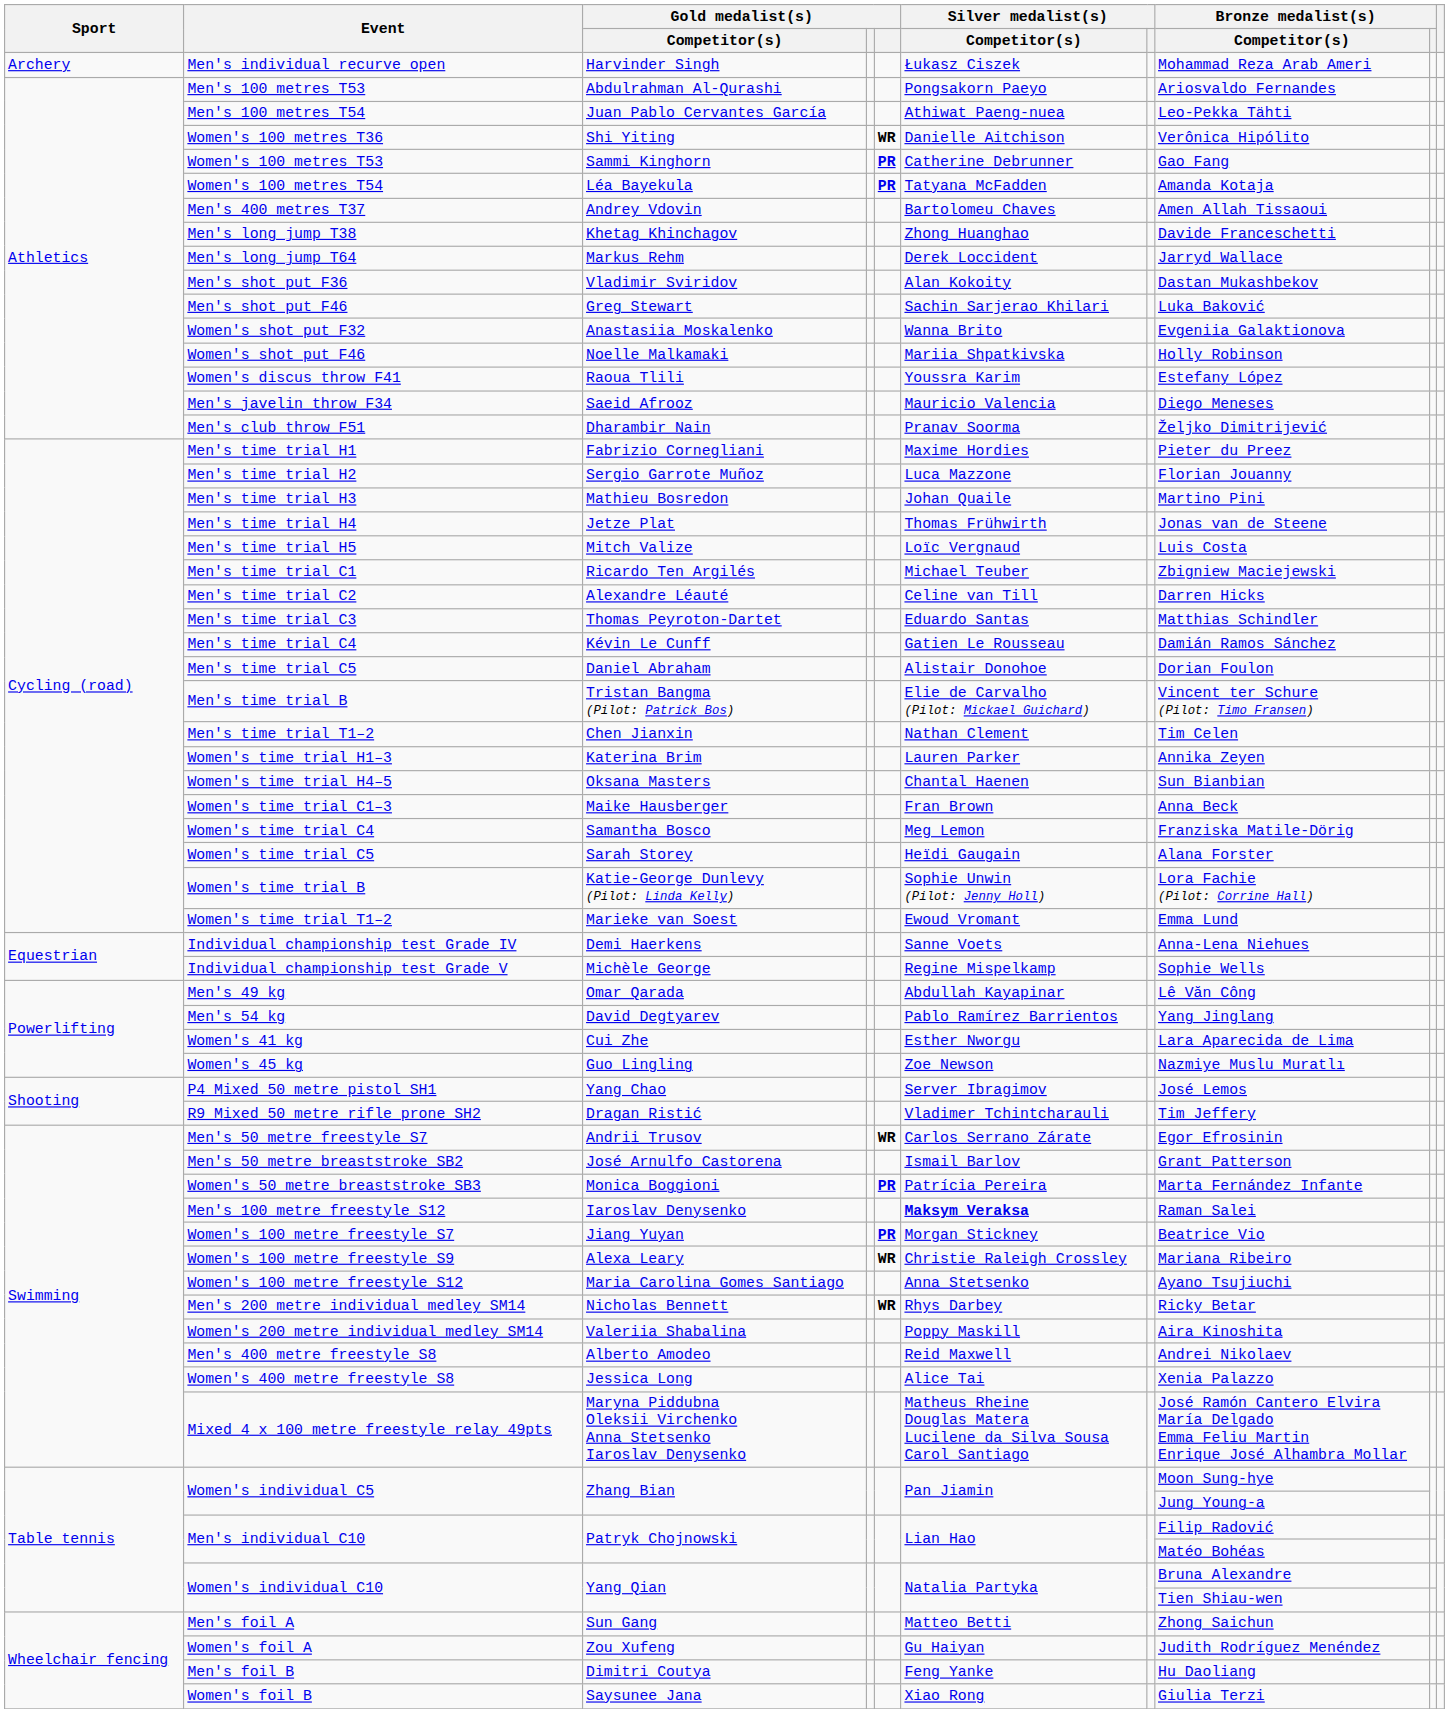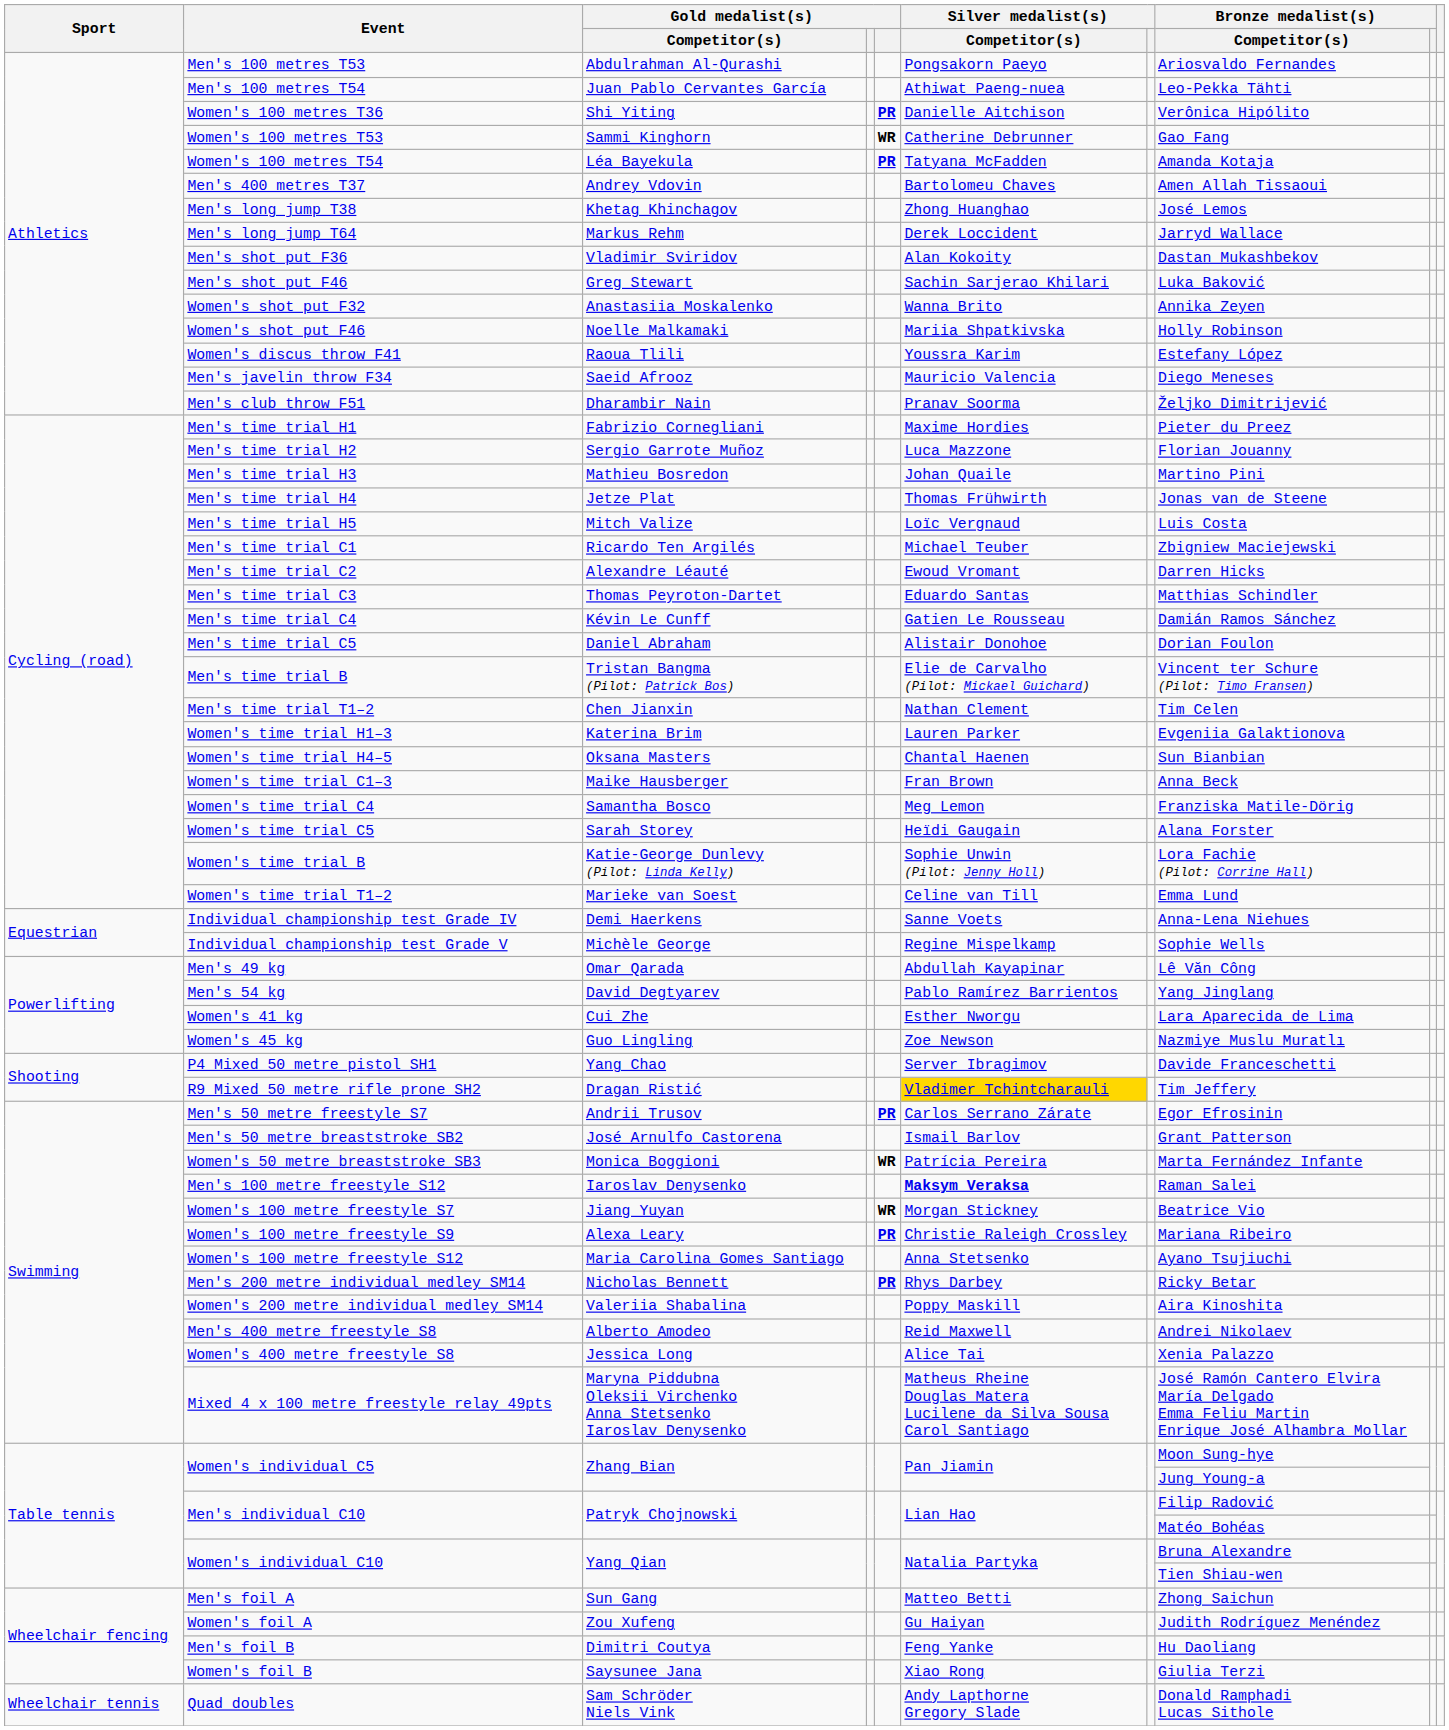- row: (316, 65)
(887, 137) WR -> (887, 113) PR
(887, 162) PR -> (887, 137) WR
(1247, 234) Davide Franceschetti -> (1203, 210) José Lemos
(1251, 331) Evgeniia Galaktionova -> (1211, 306) Annika Zeyen
(971, 596) Celine van Till -> (962, 572) Ewoud Vromant
(1211, 758) Annika Zeyen -> (1251, 734) Evgeniia Galaktionova
(962, 920) Ewoud Vromant -> (971, 896) Celine van Till
(1203, 1089) José Lemos -> (1247, 1065) Davide Franceschetti
(1007, 1114) no background -> (1007, 1089) gold background
(887, 1138) WR -> (887, 1114) PR
(887, 1186) PR -> (887, 1162) WR
(887, 1234) PR -> (887, 1210) WR
(887, 1259) WR -> (887, 1234) PR
(887, 1307) WR -> (887, 1283) PR
+ row: (241, 1705)
